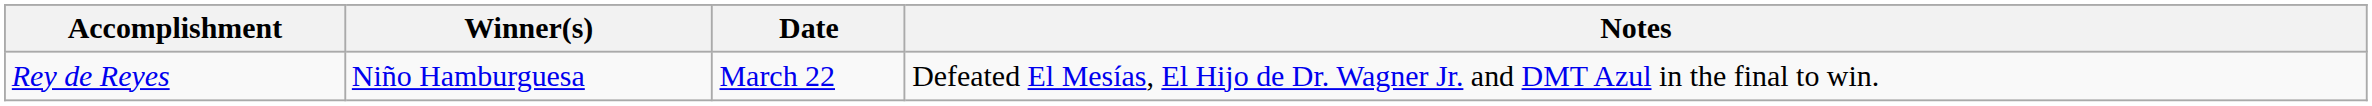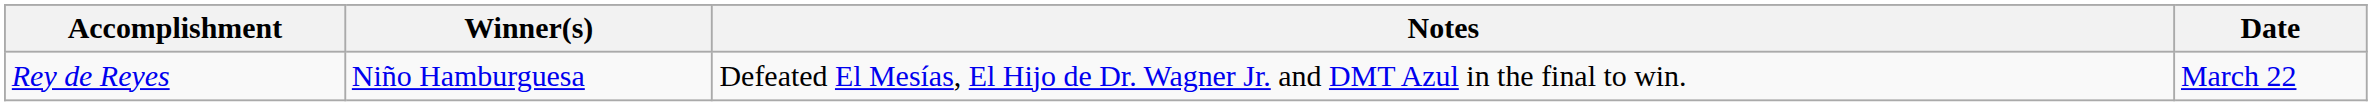columns swapped: (809, 28) <-> (1636, 28)
